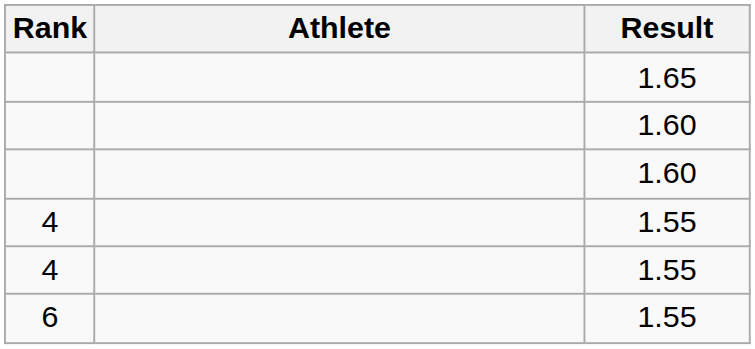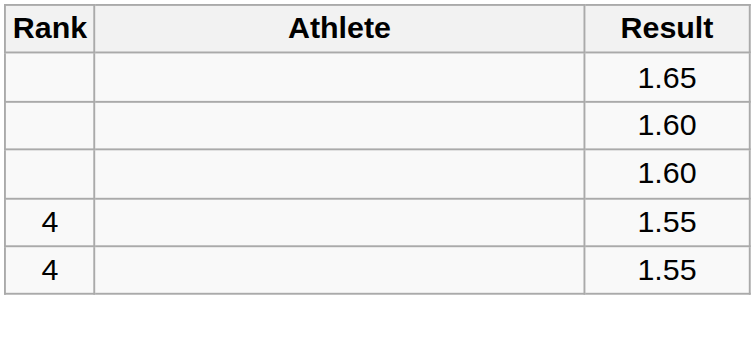- row: (50, 317)
